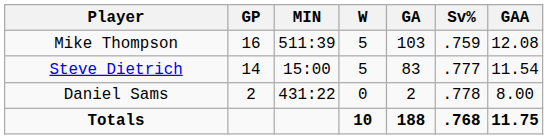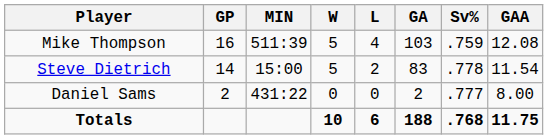+ column: (375, 18)
(462, 69) .777 -> (465, 69) .778
(462, 95) .778 -> (465, 95) .777
